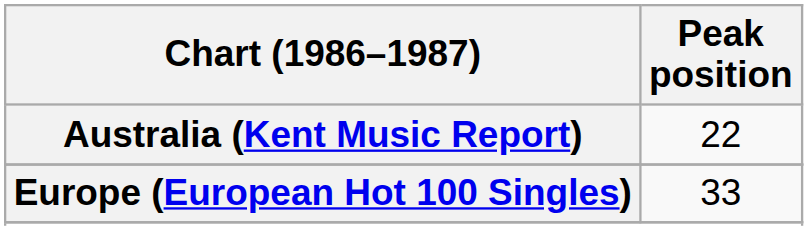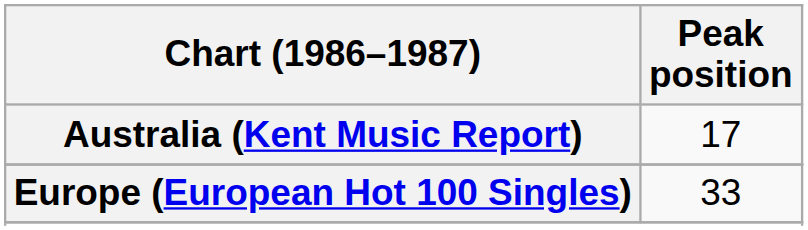(721, 134) 22 -> (721, 134) 17
